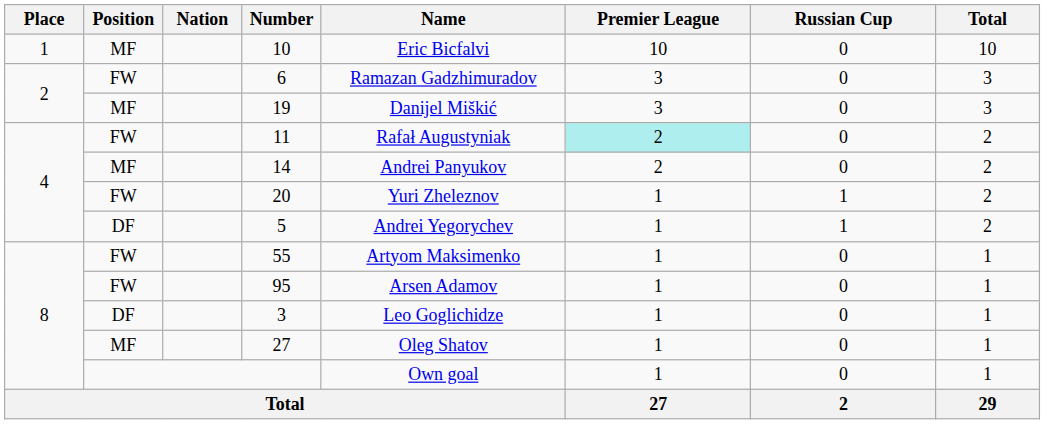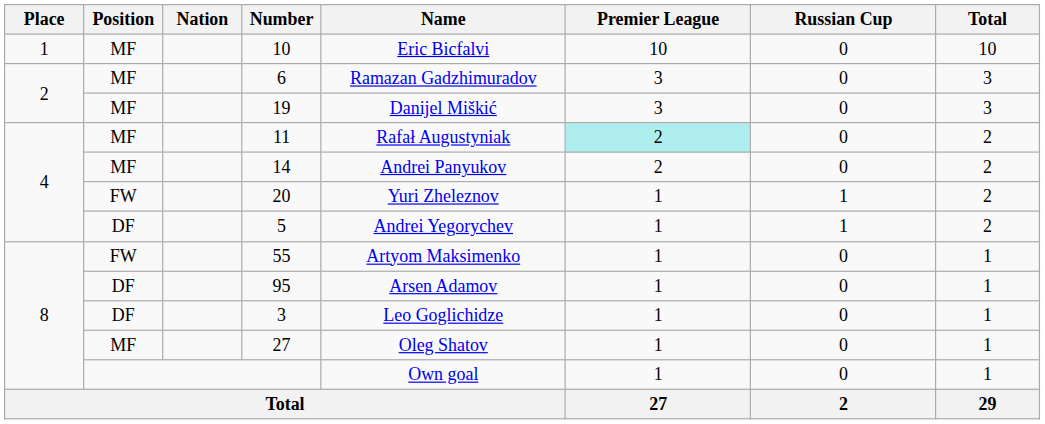(123, 78) FW -> (123, 78) MF
(123, 137) FW -> (123, 137) MF
(123, 285) FW -> (123, 285) DF
